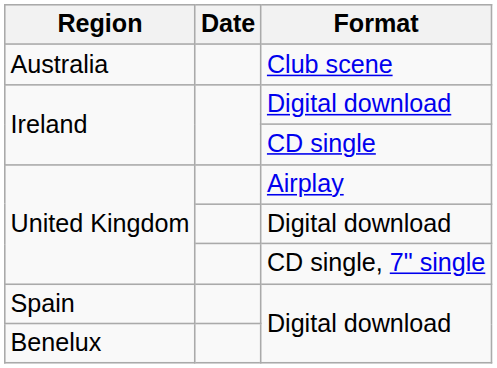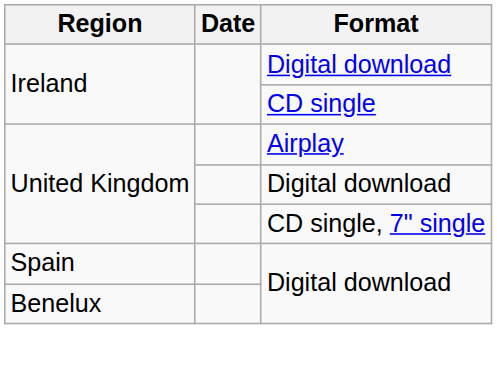- row: (59, 64)
